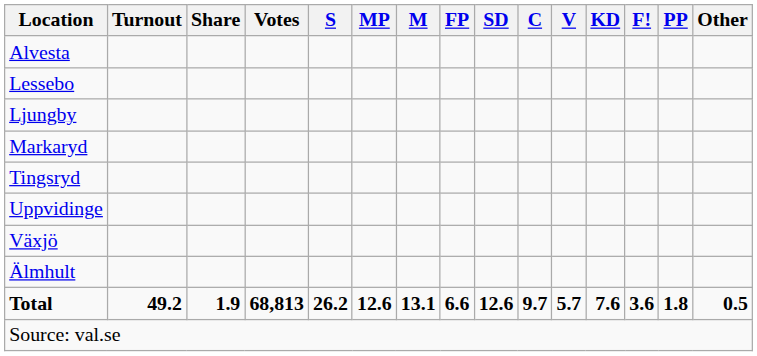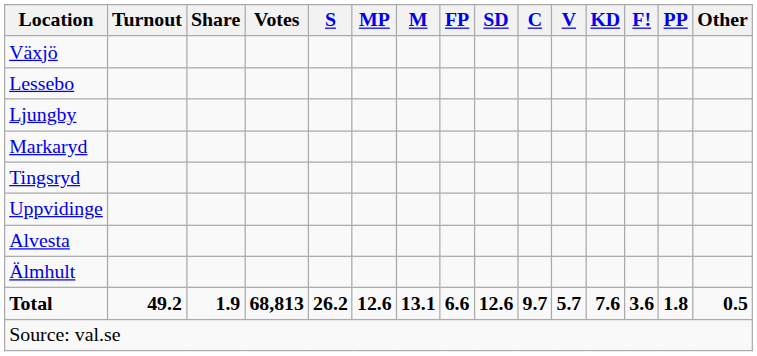rows swapped: (39, 51) <-> (33, 240)
